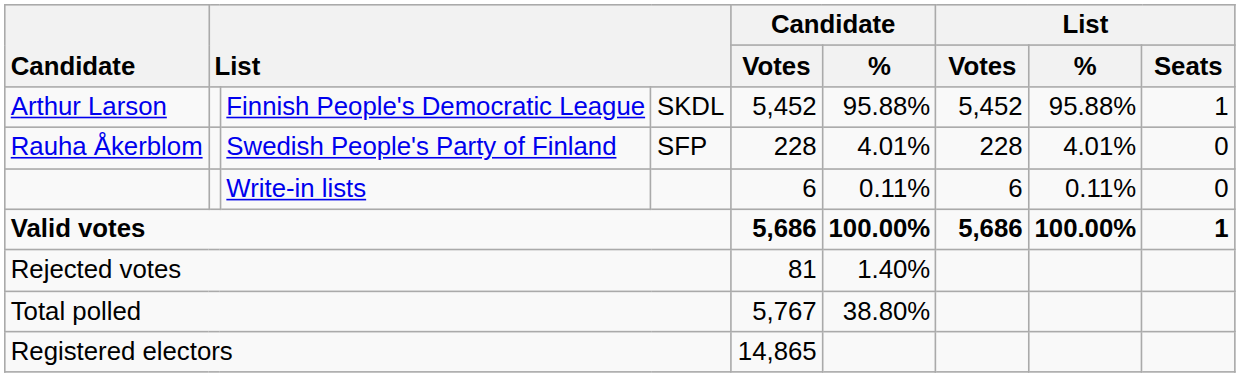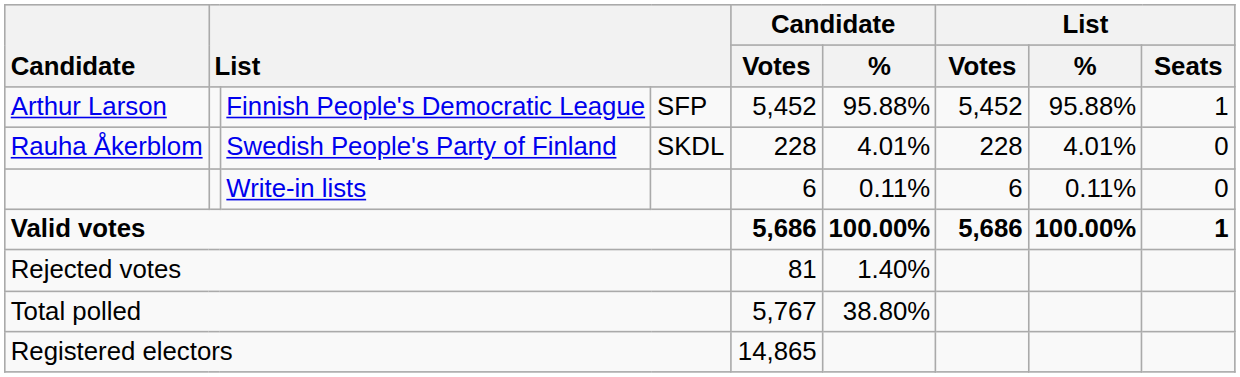(691, 106) SKDL -> (682, 106) SFP
(682, 147) SFP -> (691, 147) SKDL
